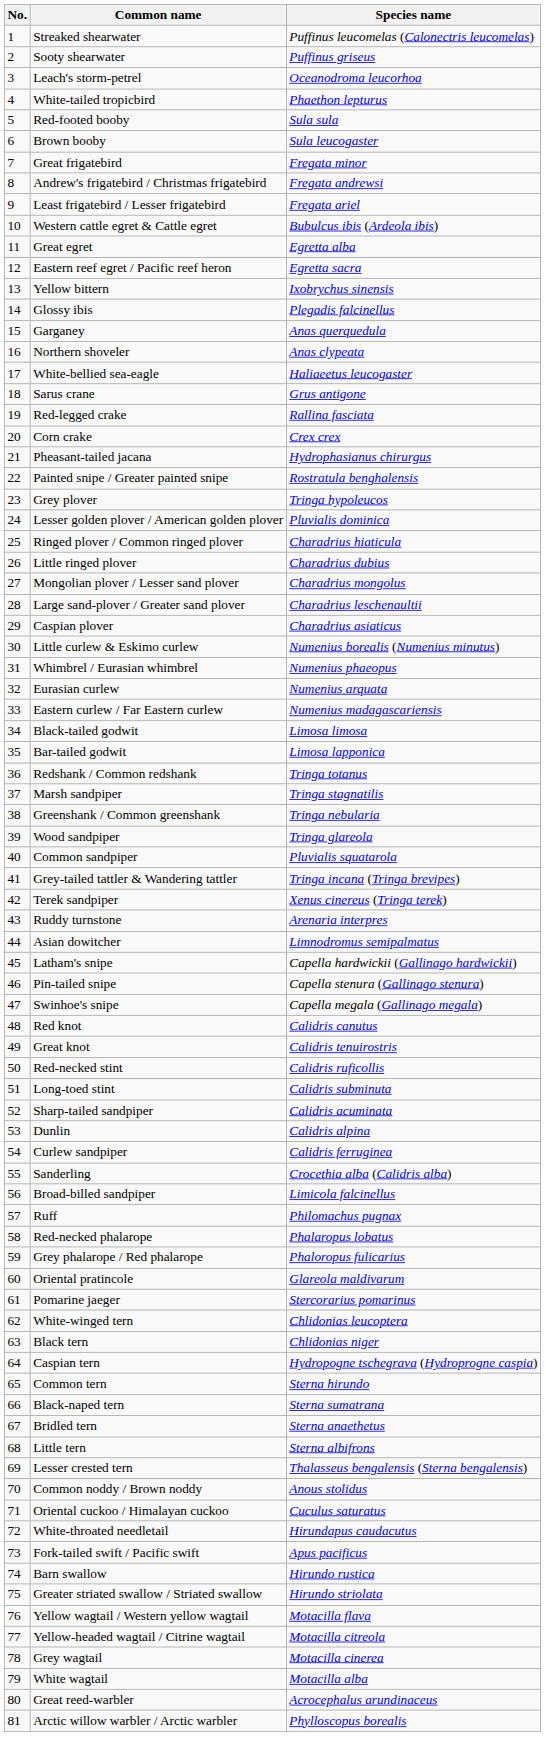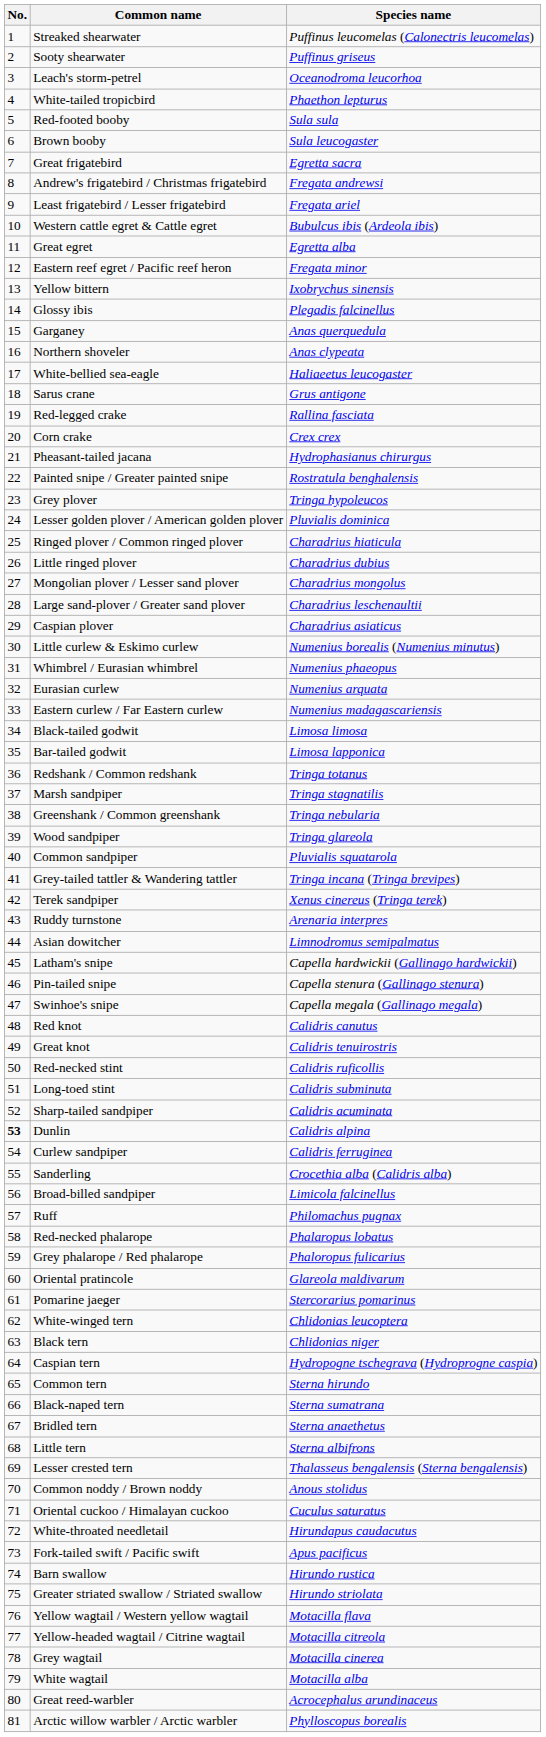(328, 162) Fregata minor -> (325, 162) Egretta sacra
(325, 267) Egretta sacra -> (328, 267) Fregata minor
(14, 1131) normal -> (14, 1131) bold
